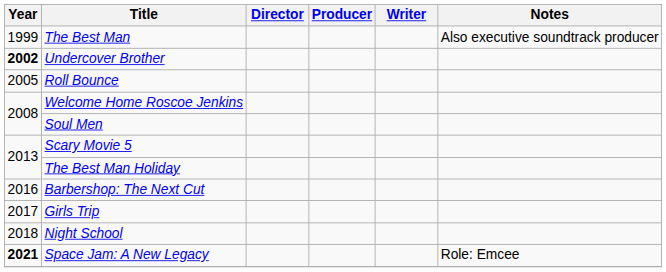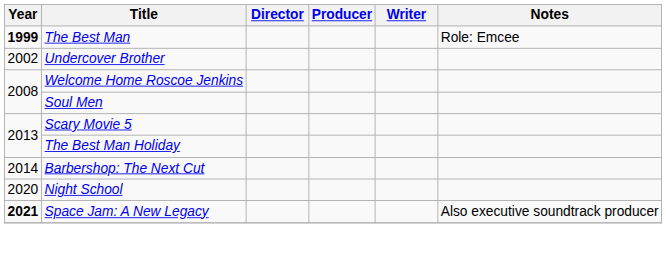(23, 37) normal -> (23, 37) bold
(550, 37) Also executive soundtrack producer -> (480, 37) Role: Emcee
(23, 59) bold -> (23, 59) normal
- row: (82, 80)
(23, 189) 2016 -> (23, 168) 2014
- row: (72, 211)
(23, 233) 2018 -> (23, 189) 2020
(480, 255) Role: Emcee -> (550, 211) Also executive soundtrack producer
